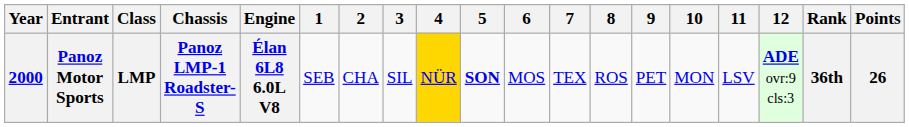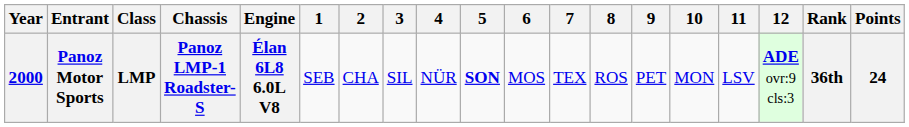(439, 77) gold background -> (439, 77) no background
(878, 77) 26 -> (878, 77) 24
